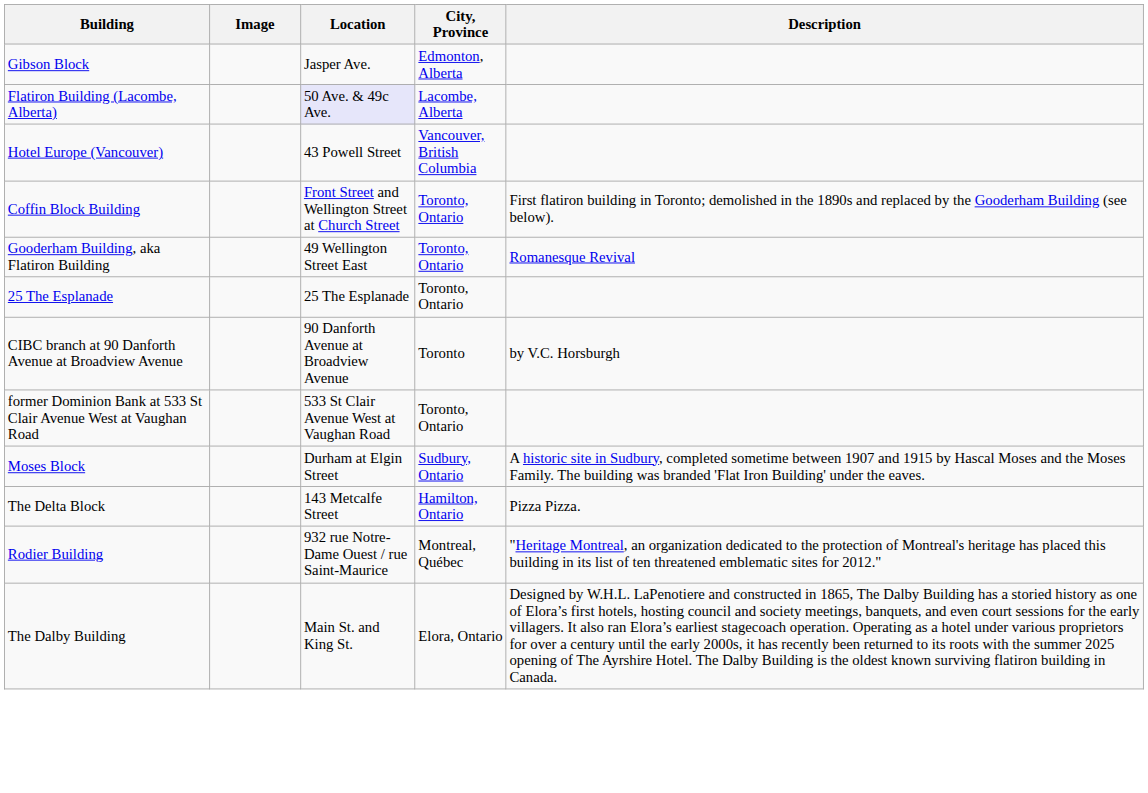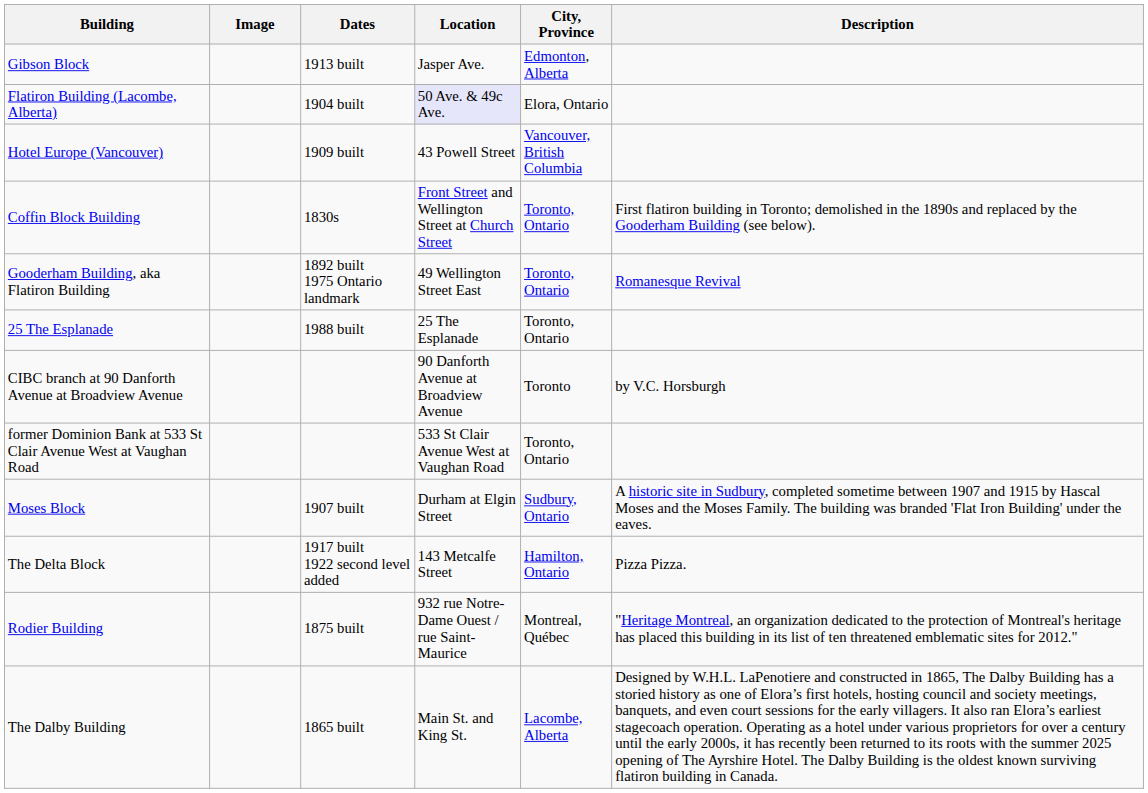+ column: (357, 24)
(448, 104) Lacombe, Alberta -> (566, 104) Elora, Ontario
(460, 635) Elora, Ontario -> (553, 726) Lacombe, Alberta
